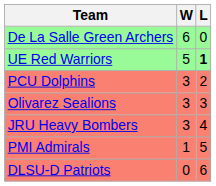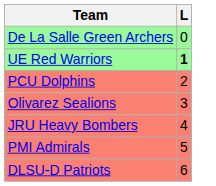- column: (186, 15)
